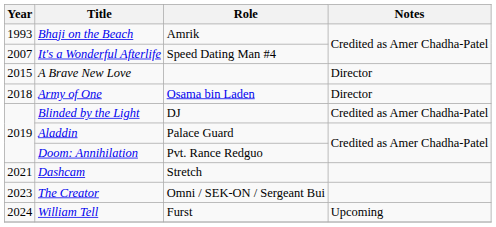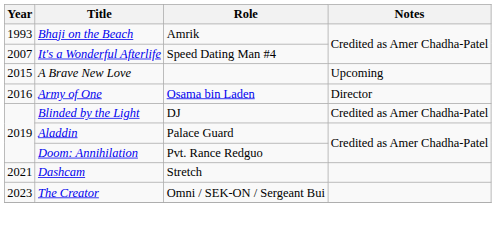(351, 73) Director -> (357, 73) Upcoming
(20, 93) 2018 -> (20, 93) 2016
- row: (68, 212)
